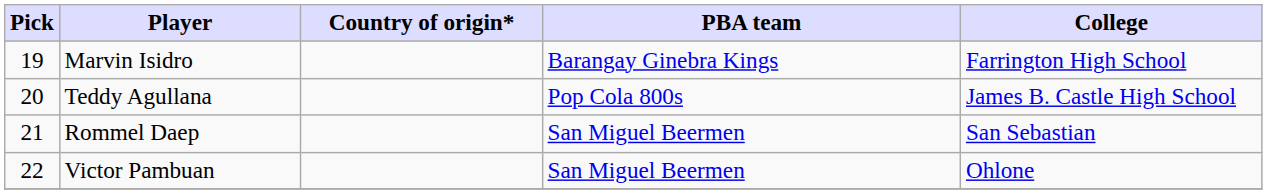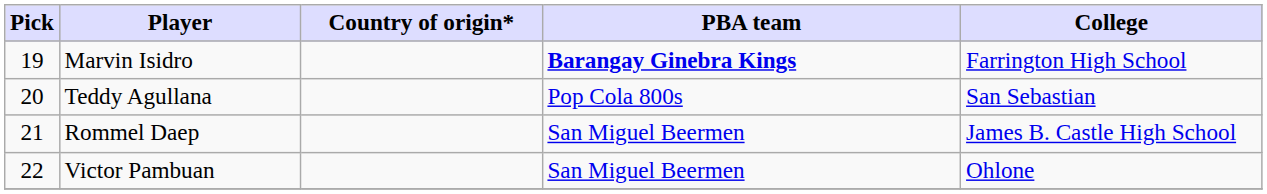(663, 59) normal -> (672, 59) bold
(1101, 96) James B. Castle High School -> (1031, 96) San Sebastian
(1031, 133) San Sebastian -> (1101, 133) James B. Castle High School
